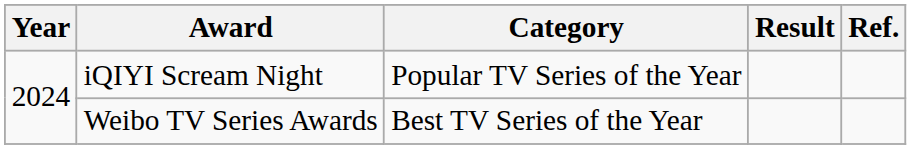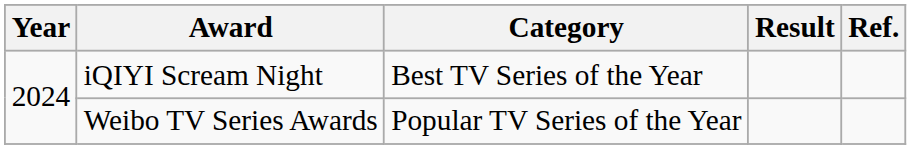(566, 74) Popular TV Series of the Year -> (547, 74) Best TV Series of the Year
(547, 120) Best TV Series of the Year -> (566, 120) Popular TV Series of the Year
